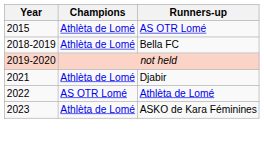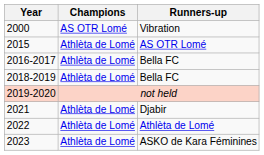+ row: (18, 28)
+ row: (31, 61)
(94, 93) AS OTR Lomé -> (98, 126) Athlèta de Lomé
